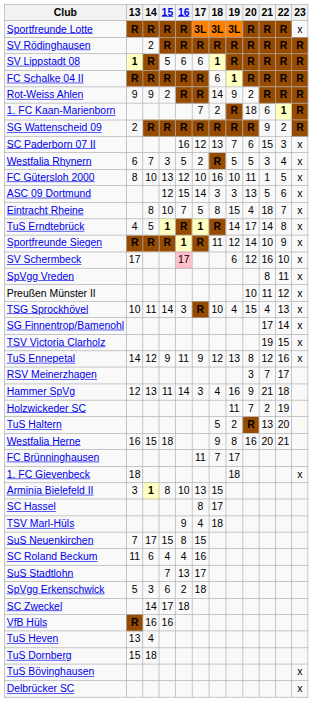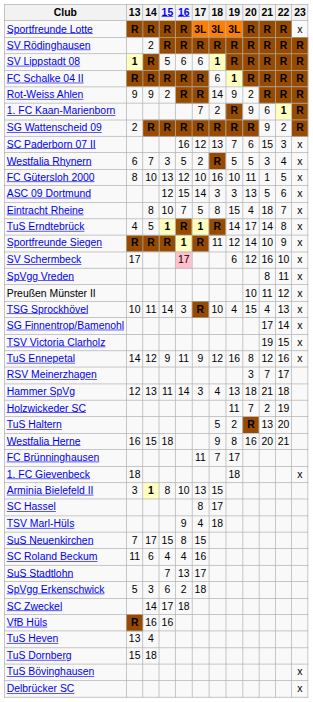(251, 111) 18 -> (251, 111) 9
(234, 359) 13 -> (234, 359) 16
(234, 392) 16 -> (234, 392) 13
(251, 392) 9 -> (251, 392) 18
